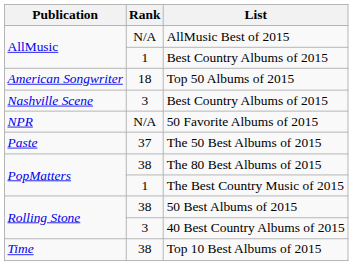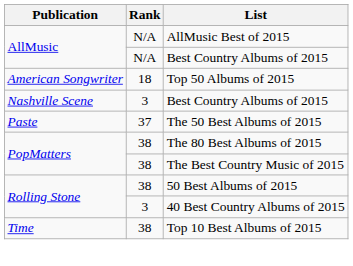(145, 57) 1 -> (145, 57) N/A
- row: (20, 121)
(145, 185) 1 -> (145, 164) 38
